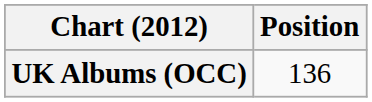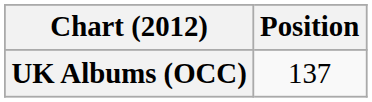(310, 73) 136 -> (310, 73) 137
